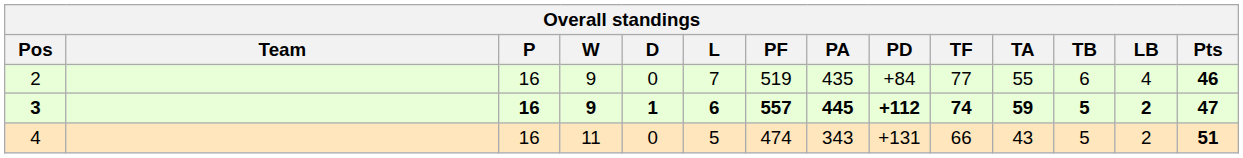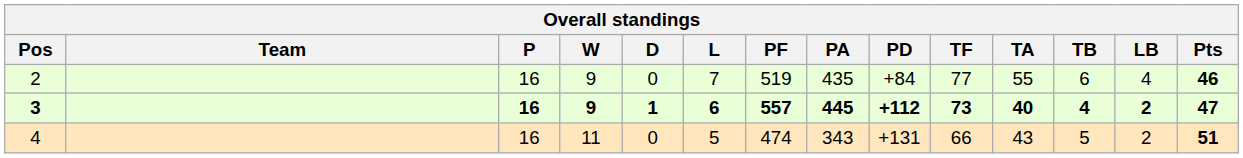(961, 109) 74 -> (961, 109) 73
(1023, 109) 59 -> (1023, 109) 40
(1085, 109) 5 -> (1085, 109) 4
